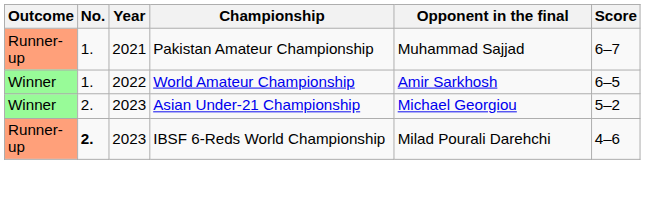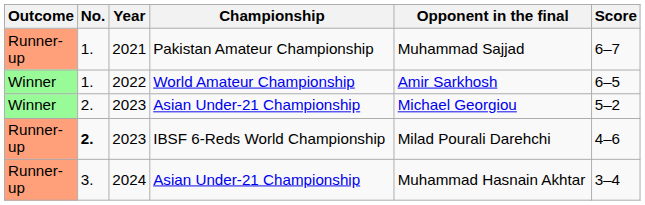+ row: (129, 179)
